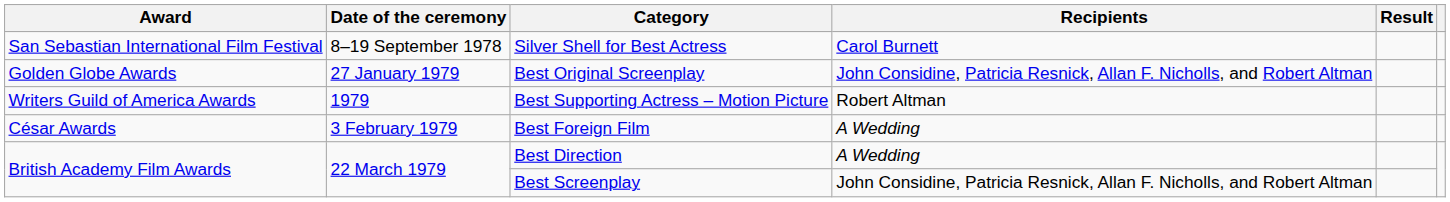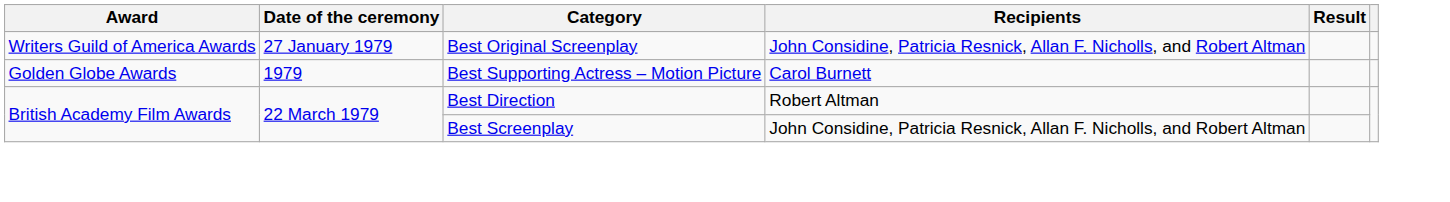- row: (620, 45)
(92, 73) Golden Globe Awards -> (132, 45) Writers Guild of America Awards
(132, 100) Writers Guild of America Awards -> (92, 73) Golden Globe Awards
(891, 100) Robert Altman -> (820, 73) Carol Burnett
- row: (582, 127)
(878, 155) A Wedding -> (824, 100) Robert Altman
